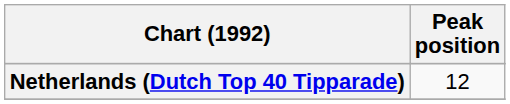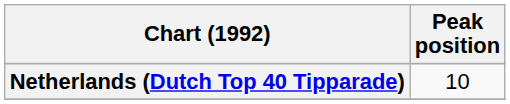(457, 81) 12 -> (457, 81) 10
